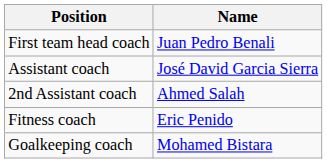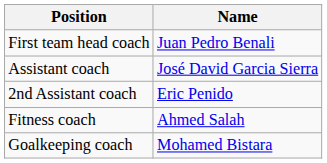(201, 94) Ahmed Salah -> (195, 94) Eric Penido
(195, 119) Eric Penido -> (201, 119) Ahmed Salah
